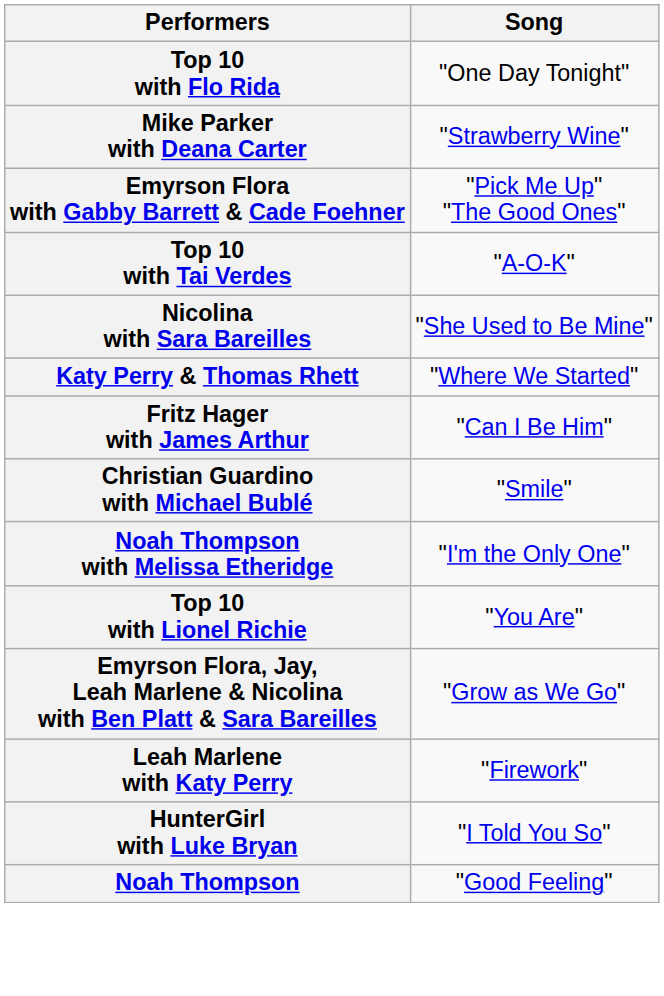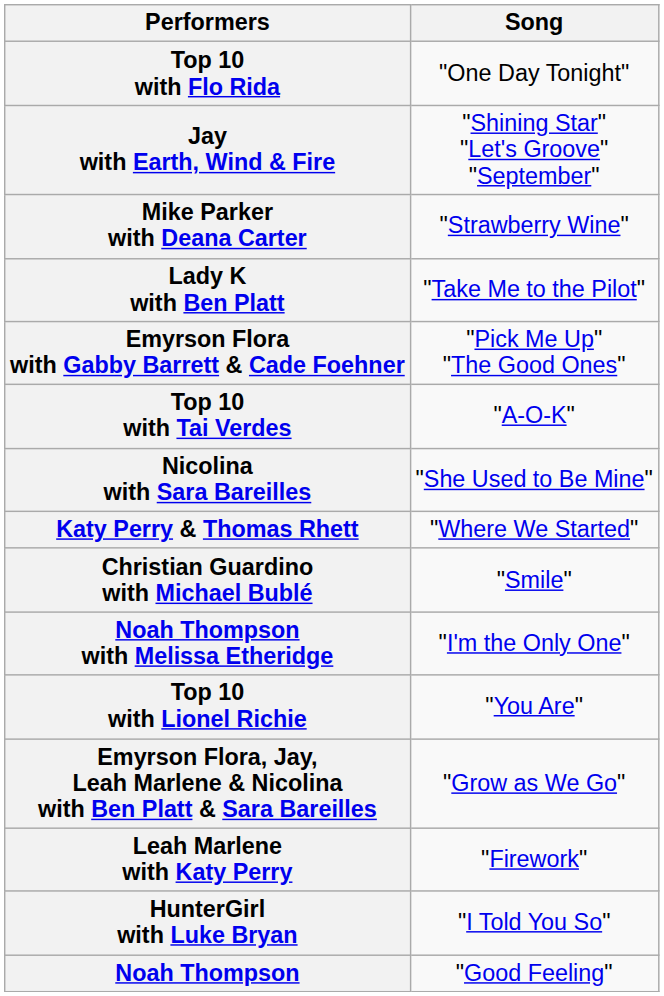+ row: (207, 149)
+ row: (207, 289)
- row: (207, 426)
